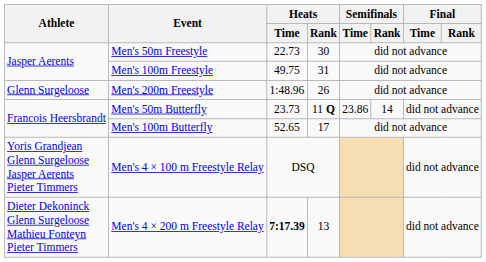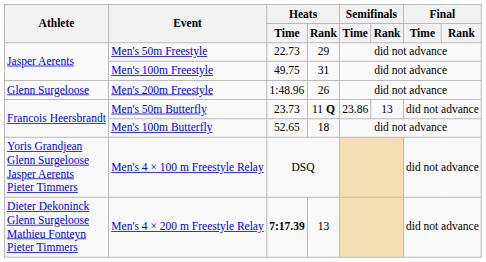(323, 52) 30 -> (323, 52) 29
(387, 109) 14 -> (387, 109) 13
(323, 128) 17 -> (323, 128) 18
